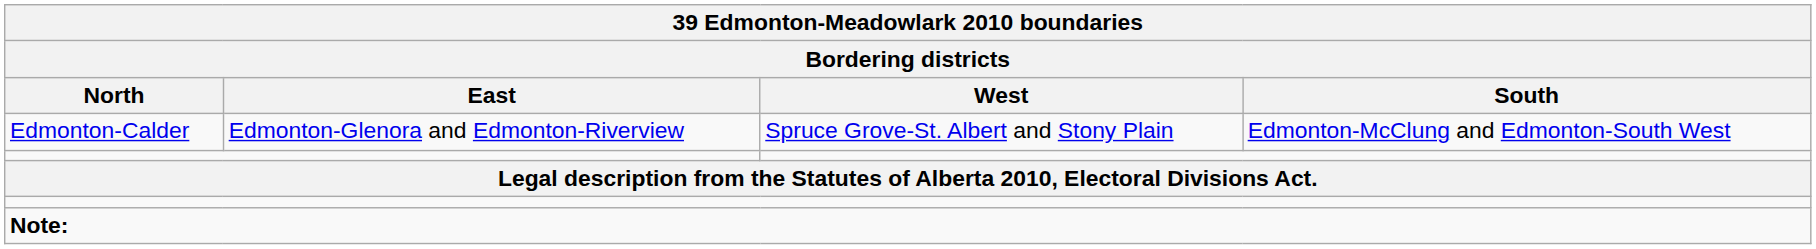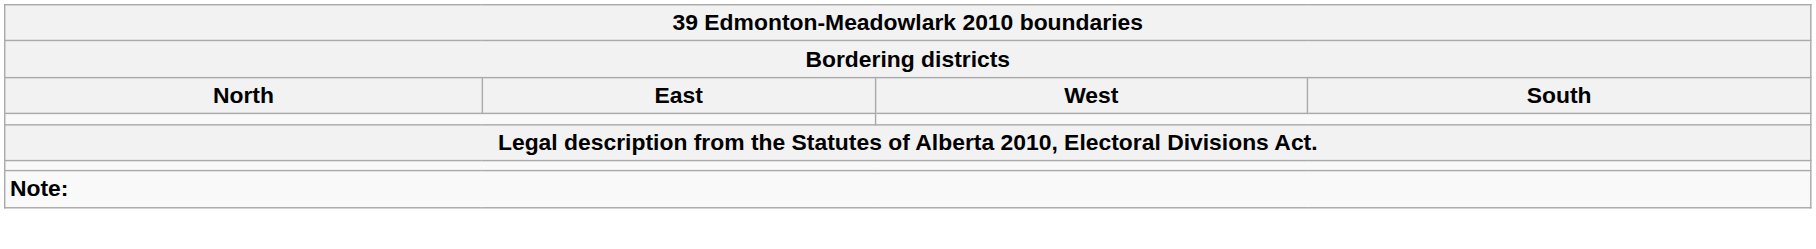- row: (100, 131)
